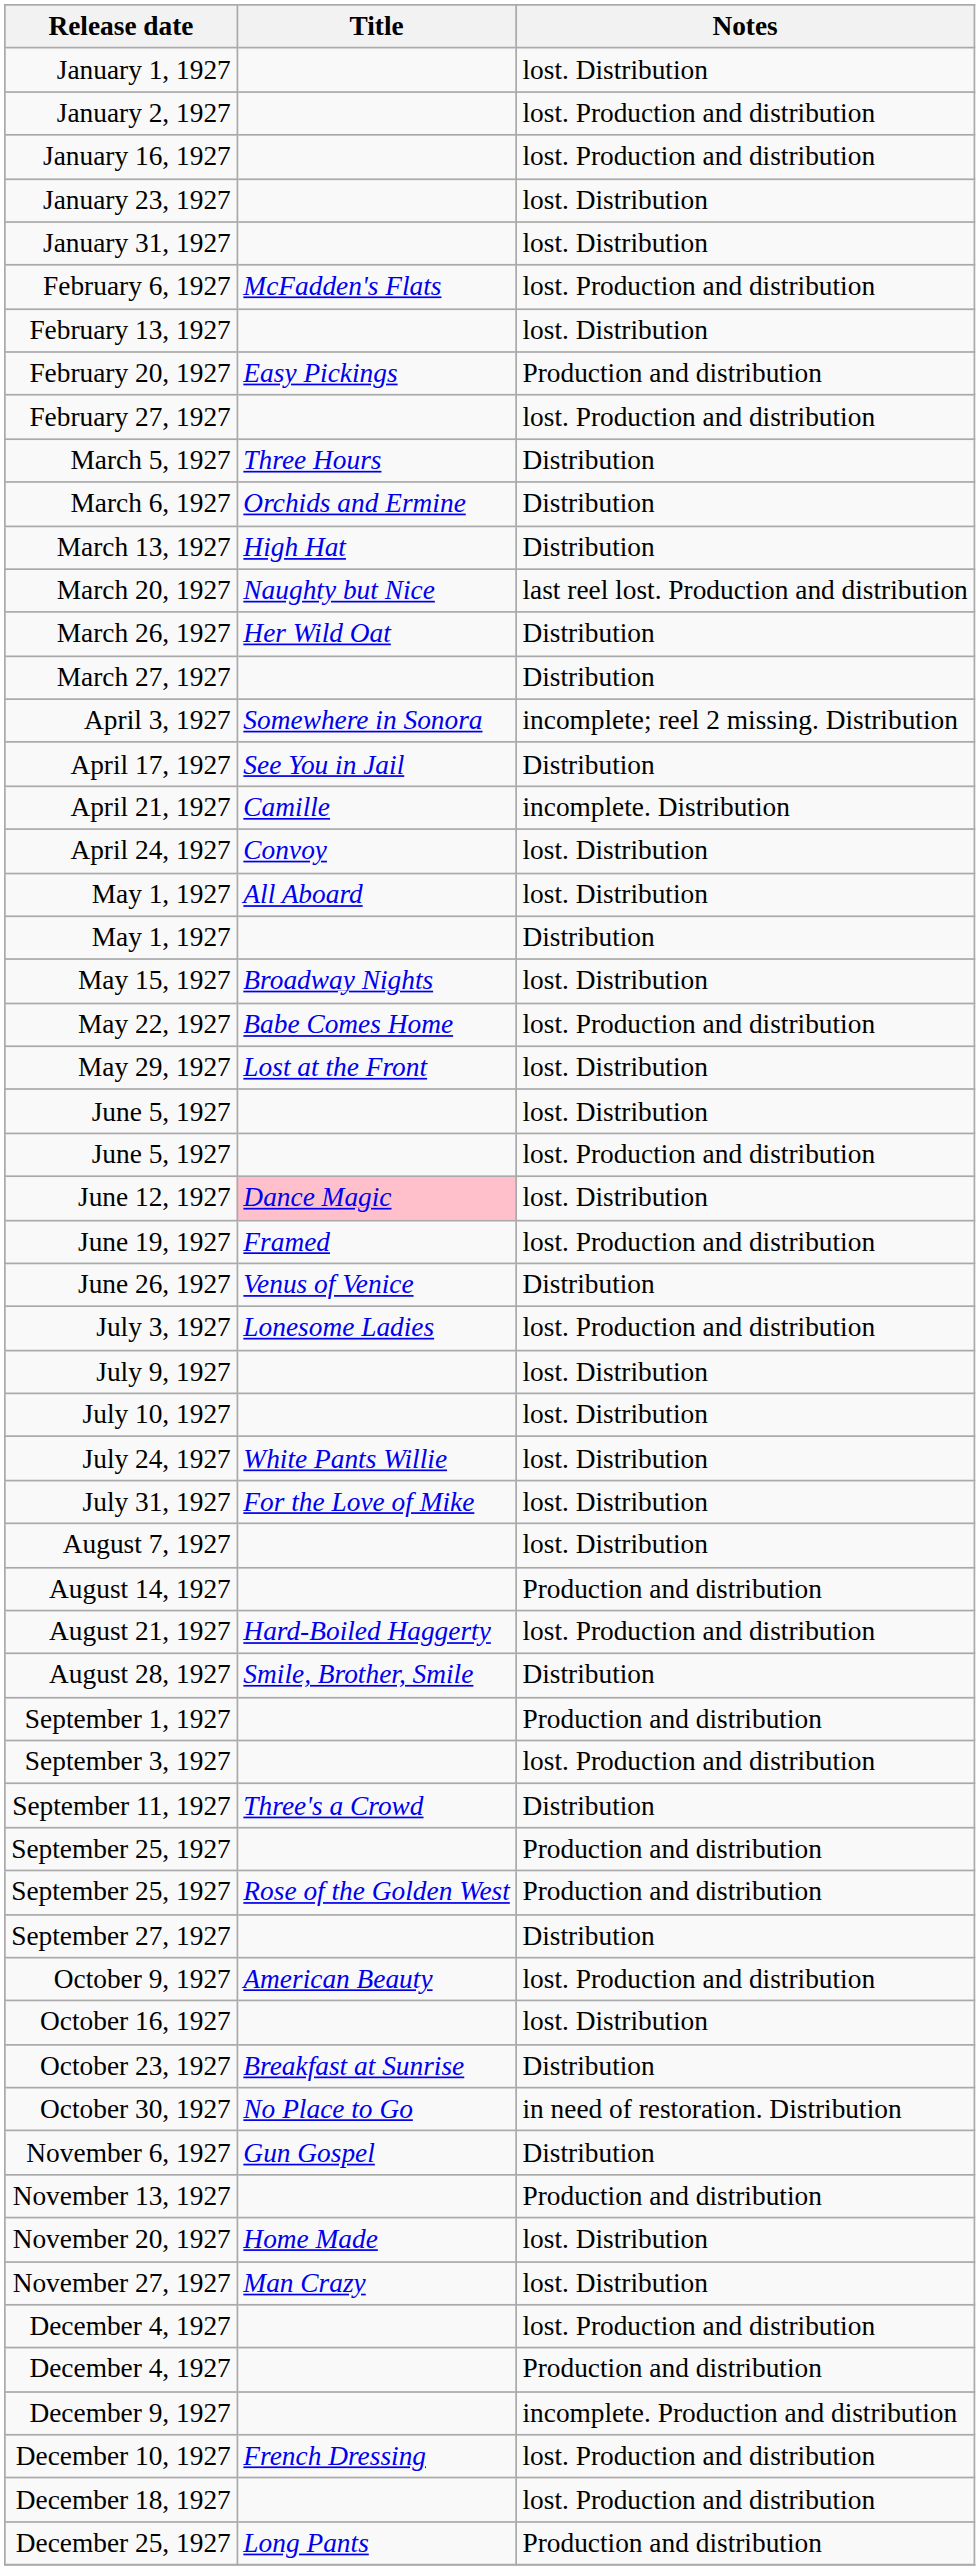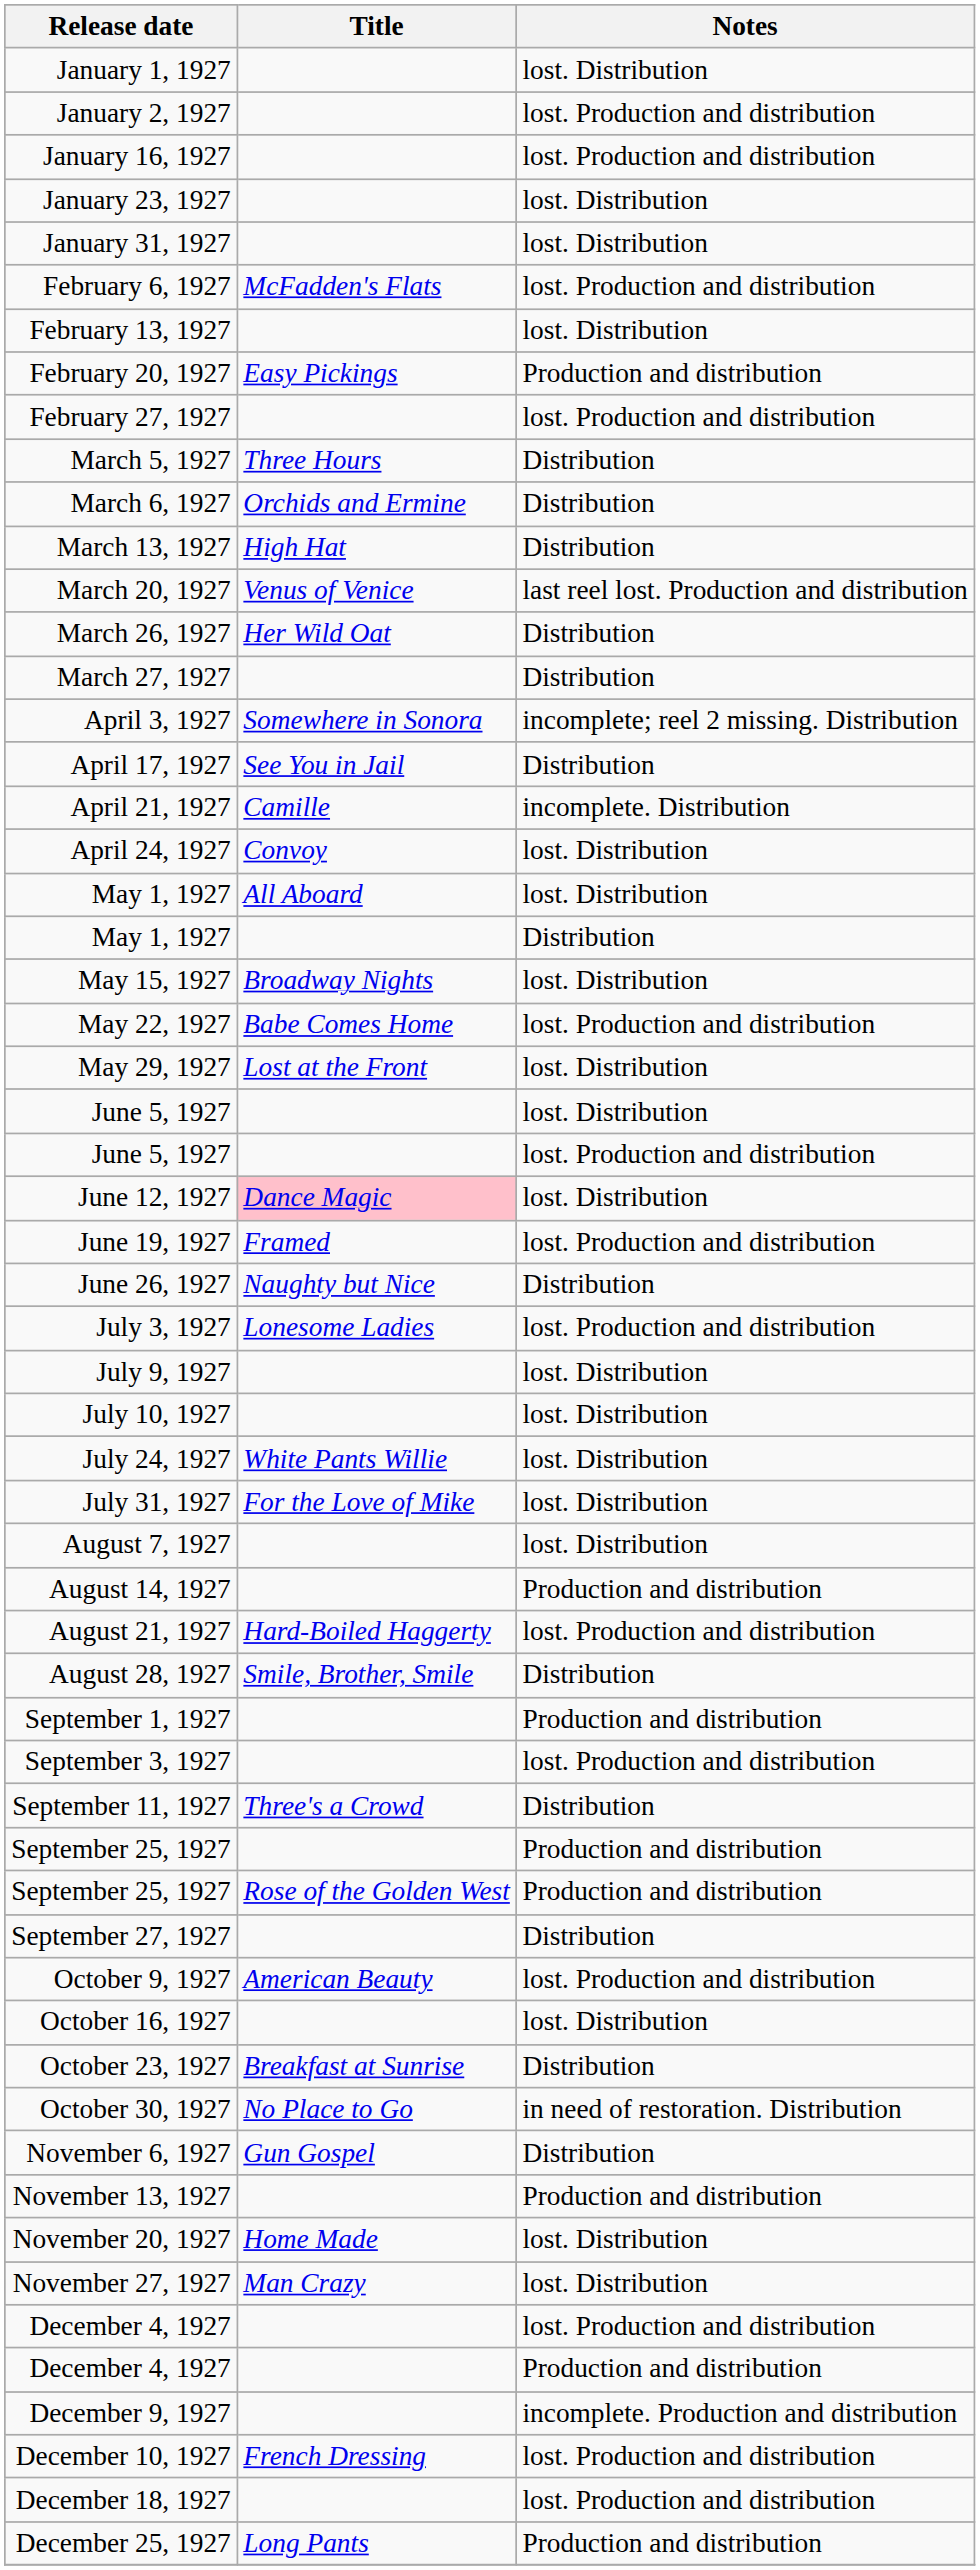(339, 590) Naughty but Nice -> (328, 590) Venus of Venice
(328, 1284) Venus of Venice -> (339, 1284) Naughty but Nice
